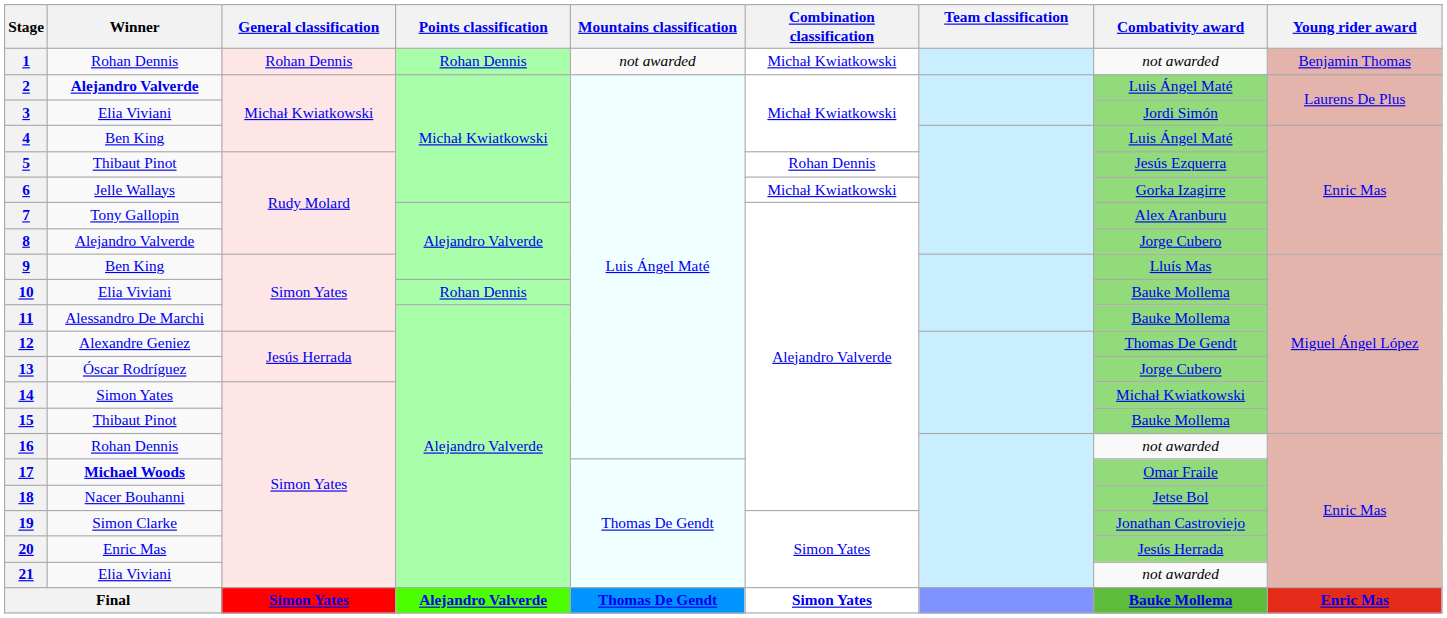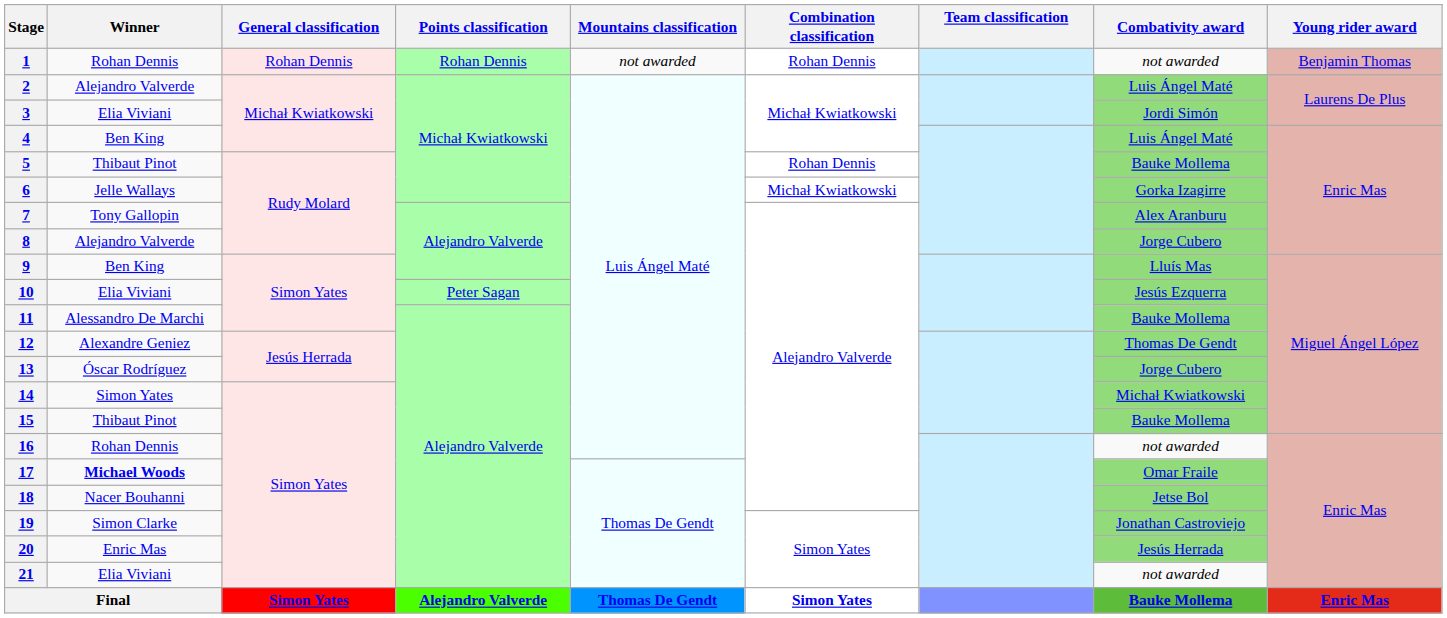(832, 61) Michał Kwiatkowski -> (832, 61) Rohan Dennis
(135, 87) bold -> (135, 87) normal
(1181, 164) Jesús Ezquerra -> (1181, 164) Bauke Mollema
(483, 292) Rohan Dennis -> (483, 292) Peter Sagan
(1181, 292) Bauke Mollema -> (1181, 292) Jesús Ezquerra
